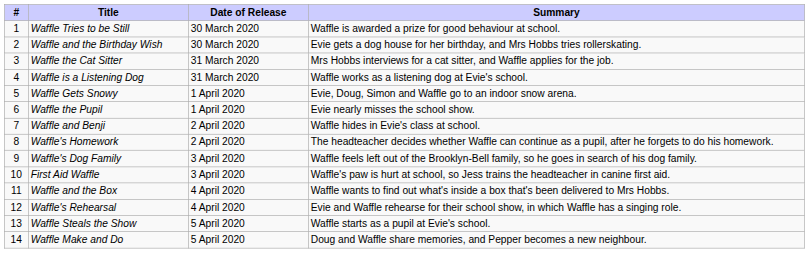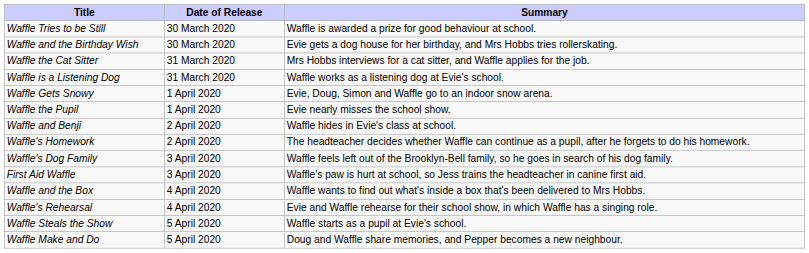- column: (16, 12)
